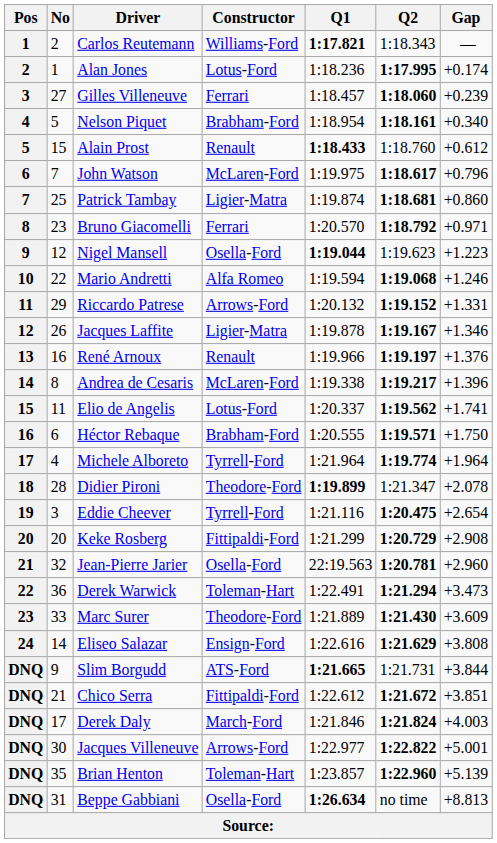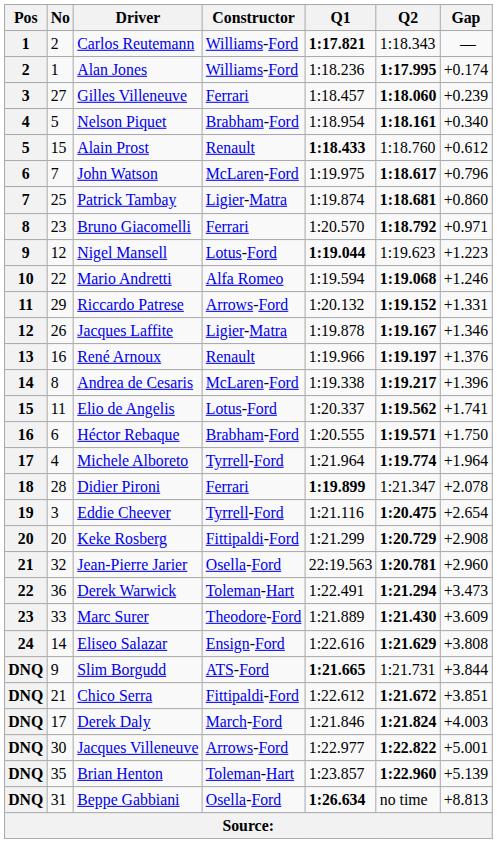(241, 69) Lotus-Ford -> (252, 69) Williams-Ford
(244, 252) Osella-Ford -> (241, 252) Lotus-Ford
(254, 486) Theodore-Ford -> (227, 486) Ferrari
